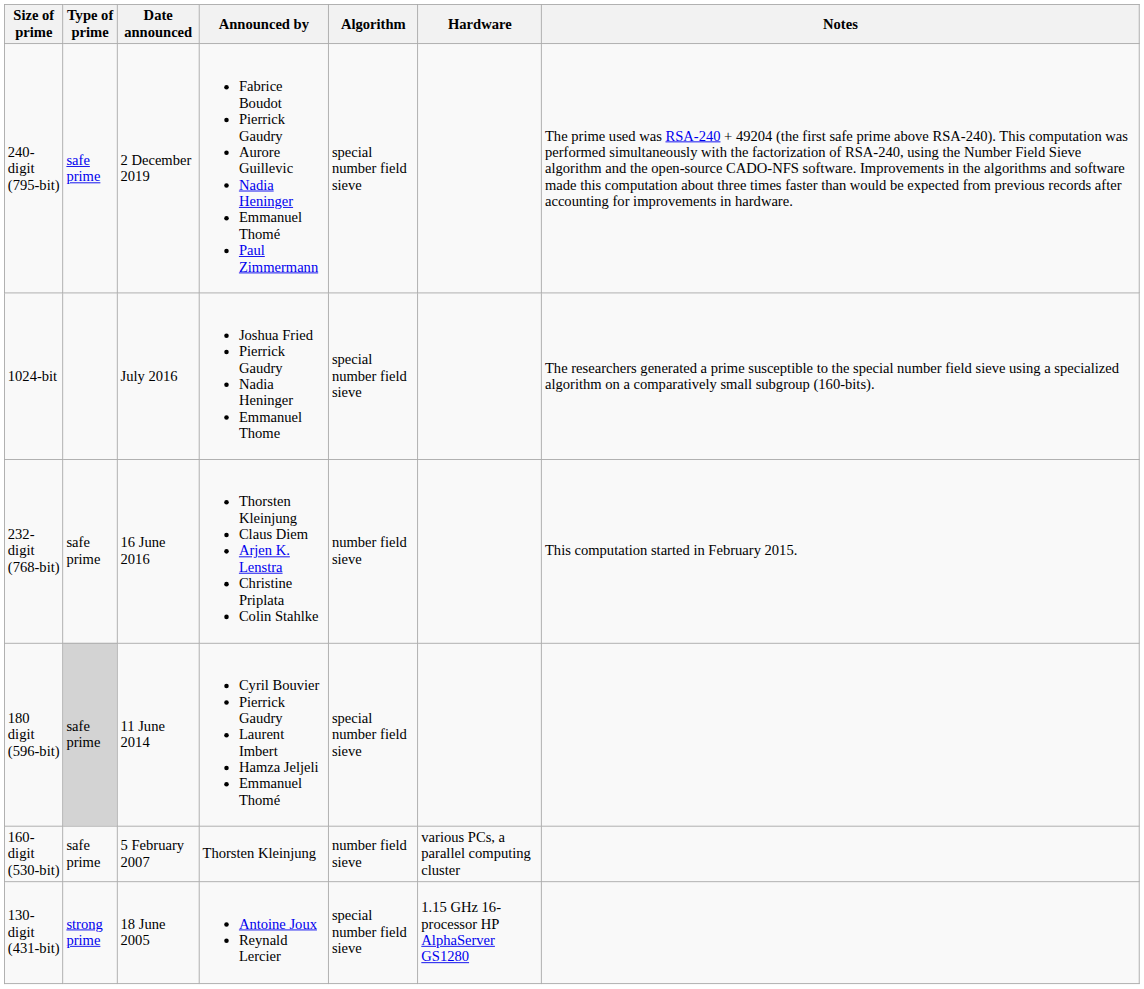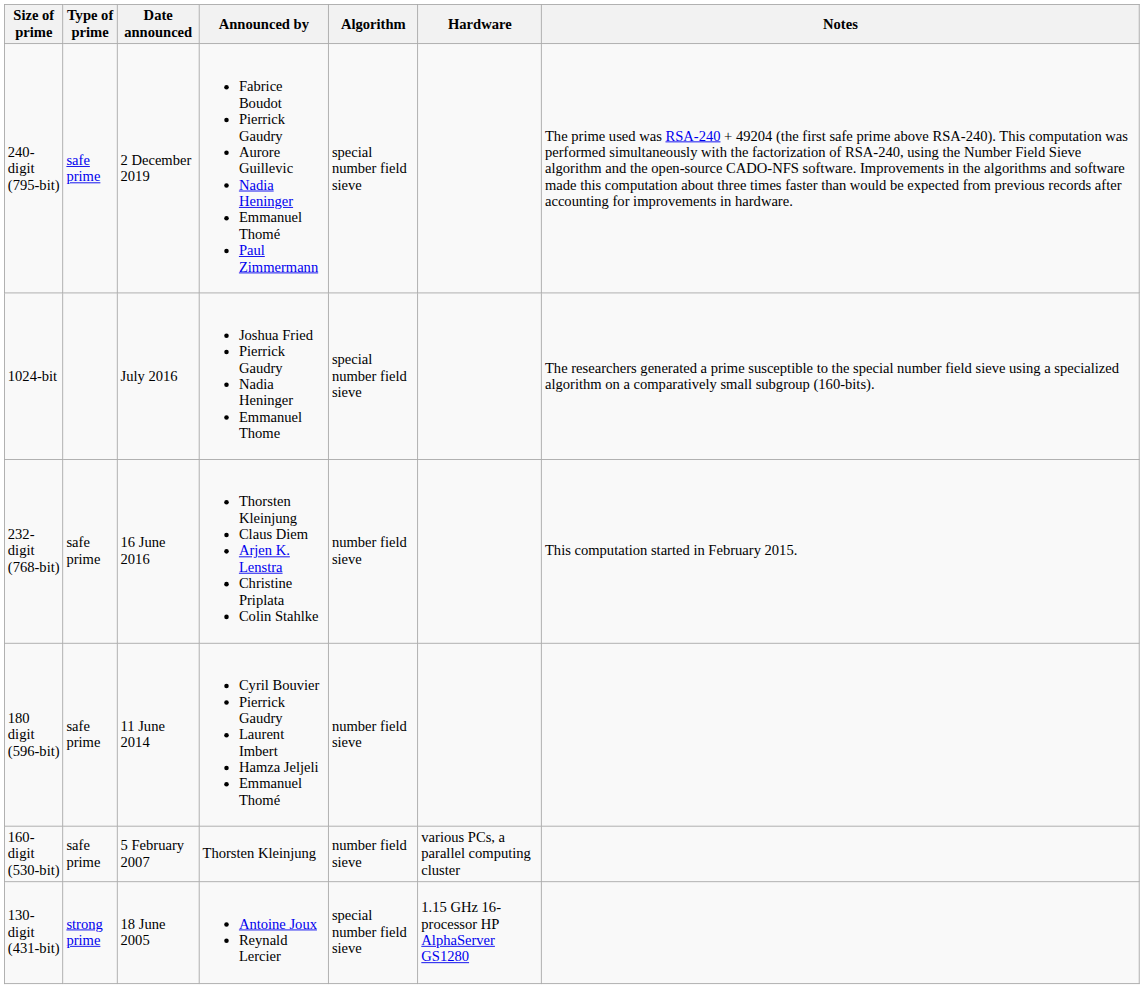(83, 734) lightgrey background -> (83, 734) no background
(369, 734) special number field sieve -> (369, 734) number field sieve
